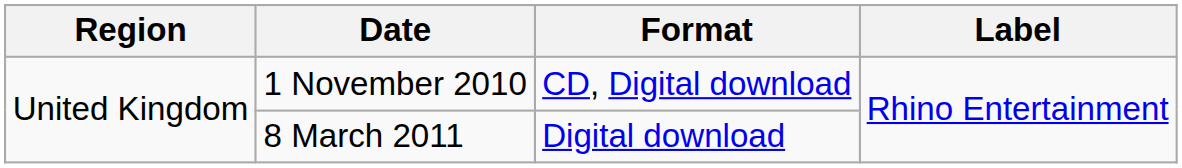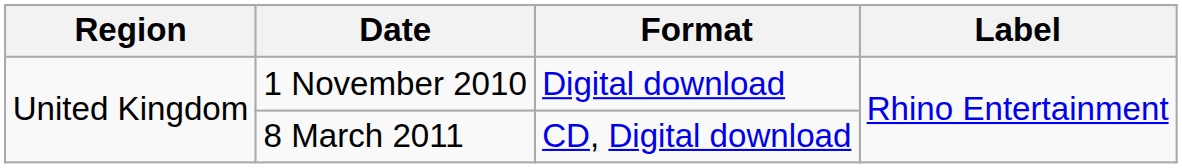(697, 83) CD, Digital download -> (664, 83) Digital download
(664, 135) Digital download -> (697, 135) CD, Digital download
